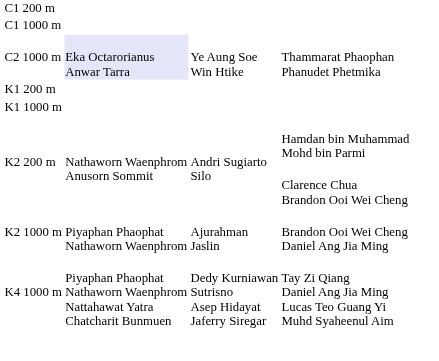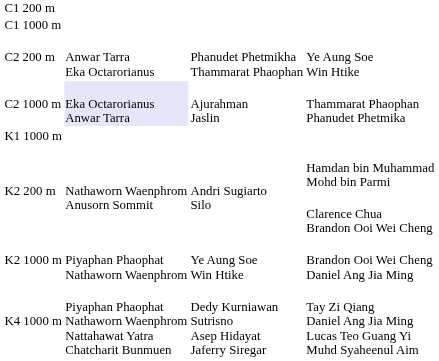+ row: (30, 57)
(224, 64) Ye Aung Soe Win Htike -> (219, 110) Ajurahman Jaslin
- row: (30, 89)
(219, 238) Ajurahman Jaslin -> (224, 267) Ye Aung Soe Win Htike
